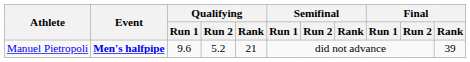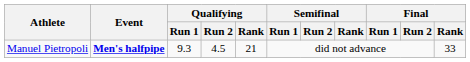(184, 48) 9.6 -> (184, 48) 9.3
(218, 48) 5.2 -> (218, 48) 4.5
(450, 48) 39 -> (450, 48) 33
